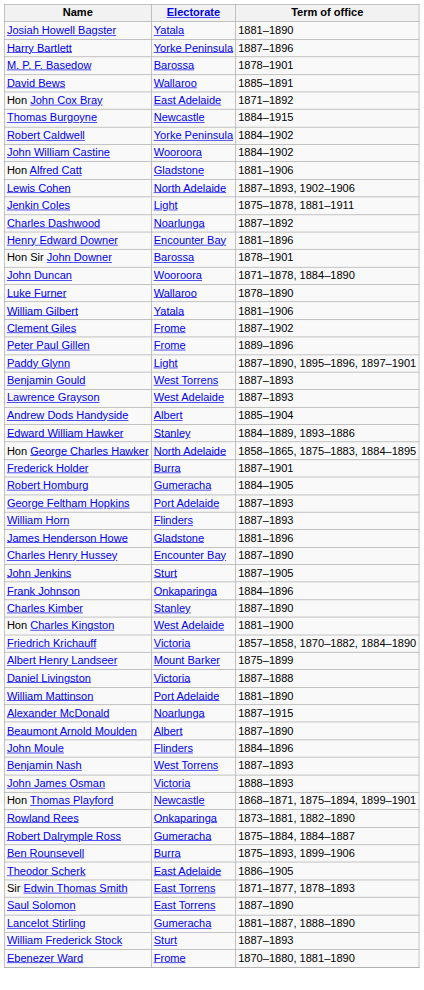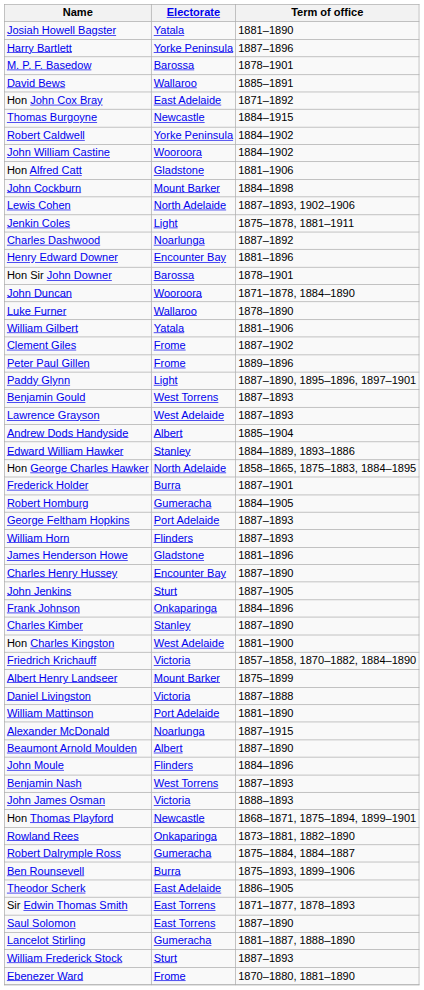+ row: (44, 188)
